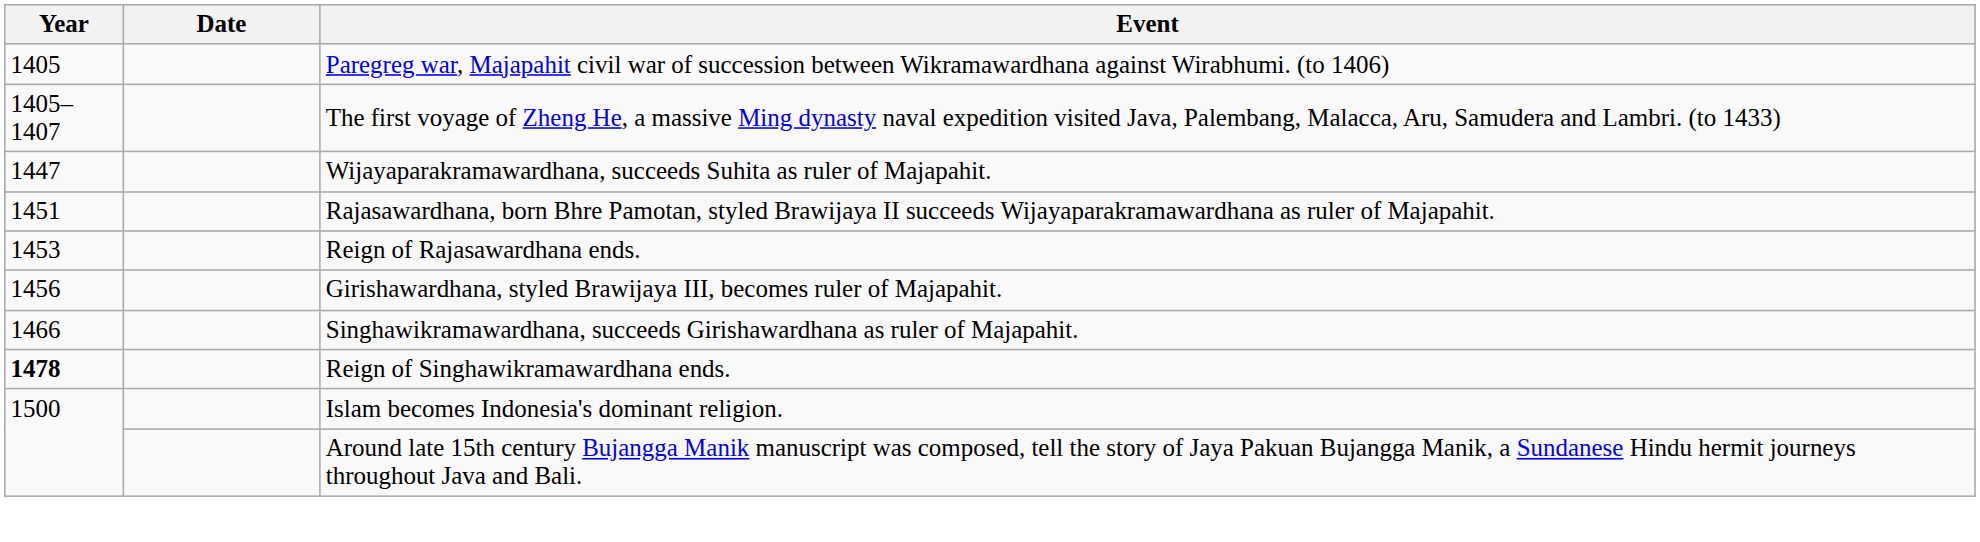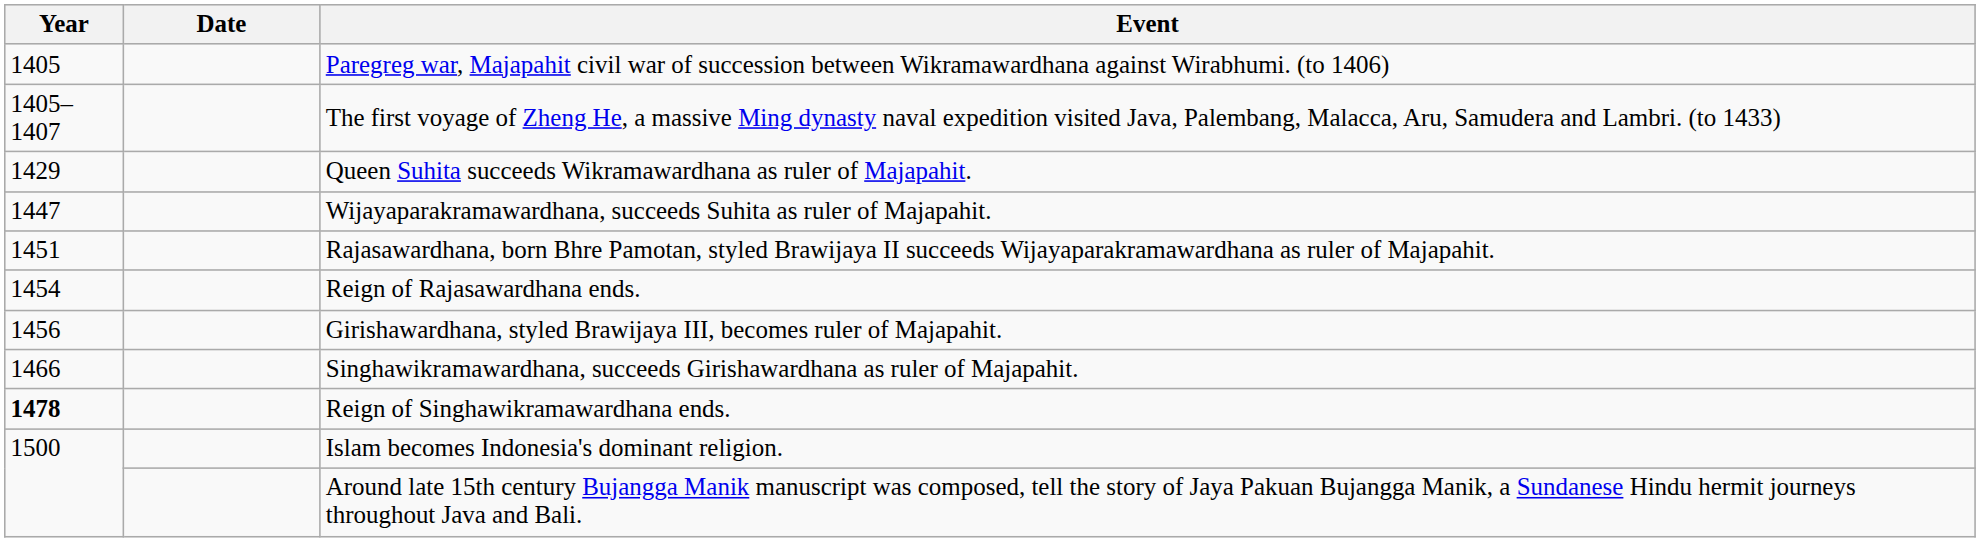+ row: (649, 171)
(35, 250) 1453 -> (35, 289) 1454
